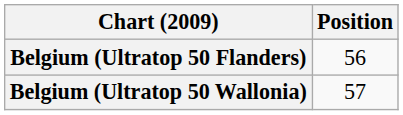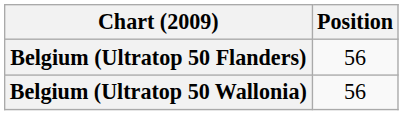(355, 92) 57 -> (355, 92) 56
